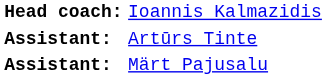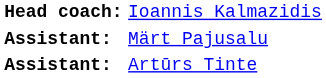rows swapped: (198, 65) <-> (193, 39)
